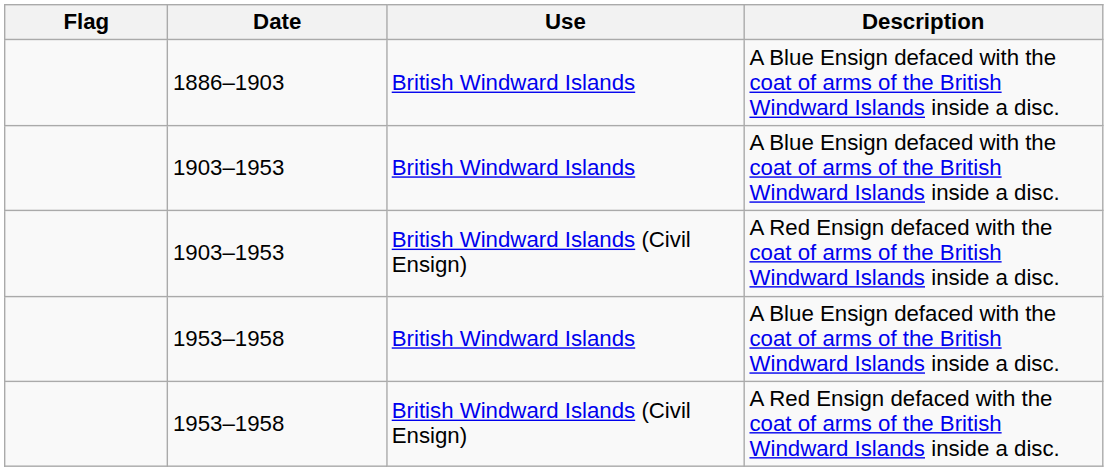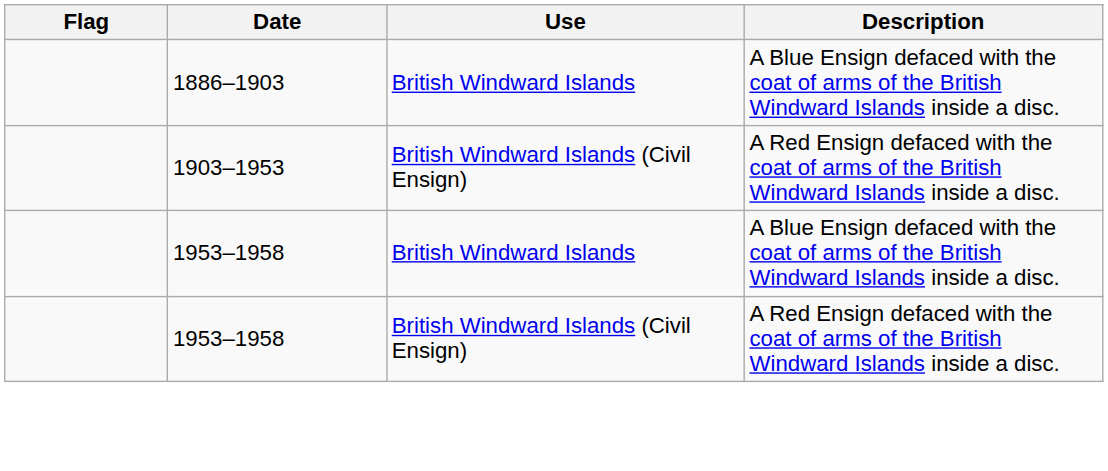- row: (229, 167)
